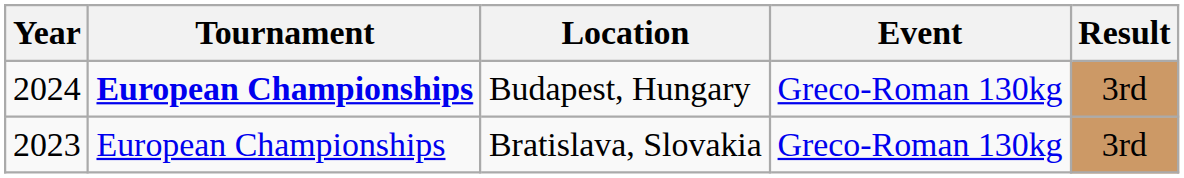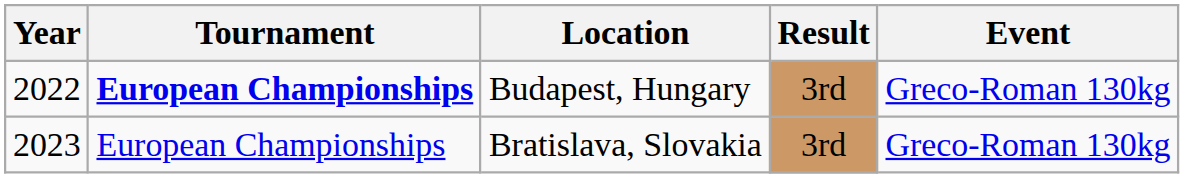columns swapped: (1124, 32) <-> (920, 32)
(47, 88) 2024 -> (47, 88) 2022
